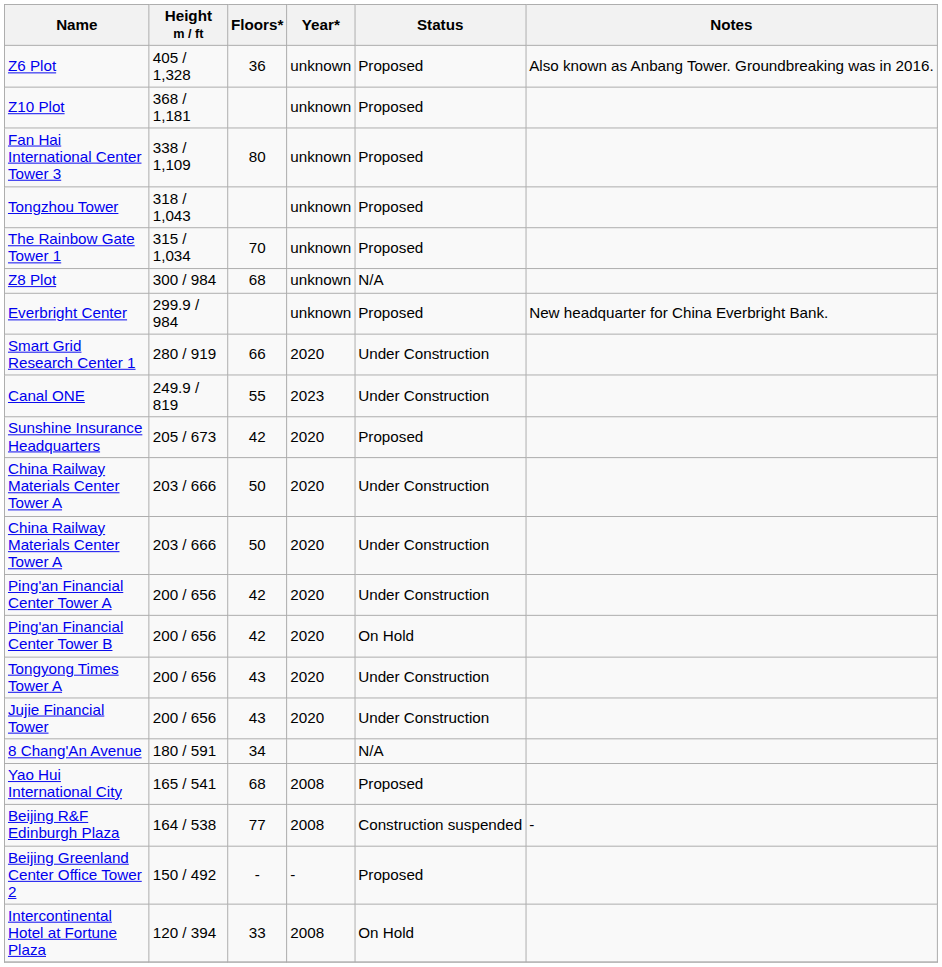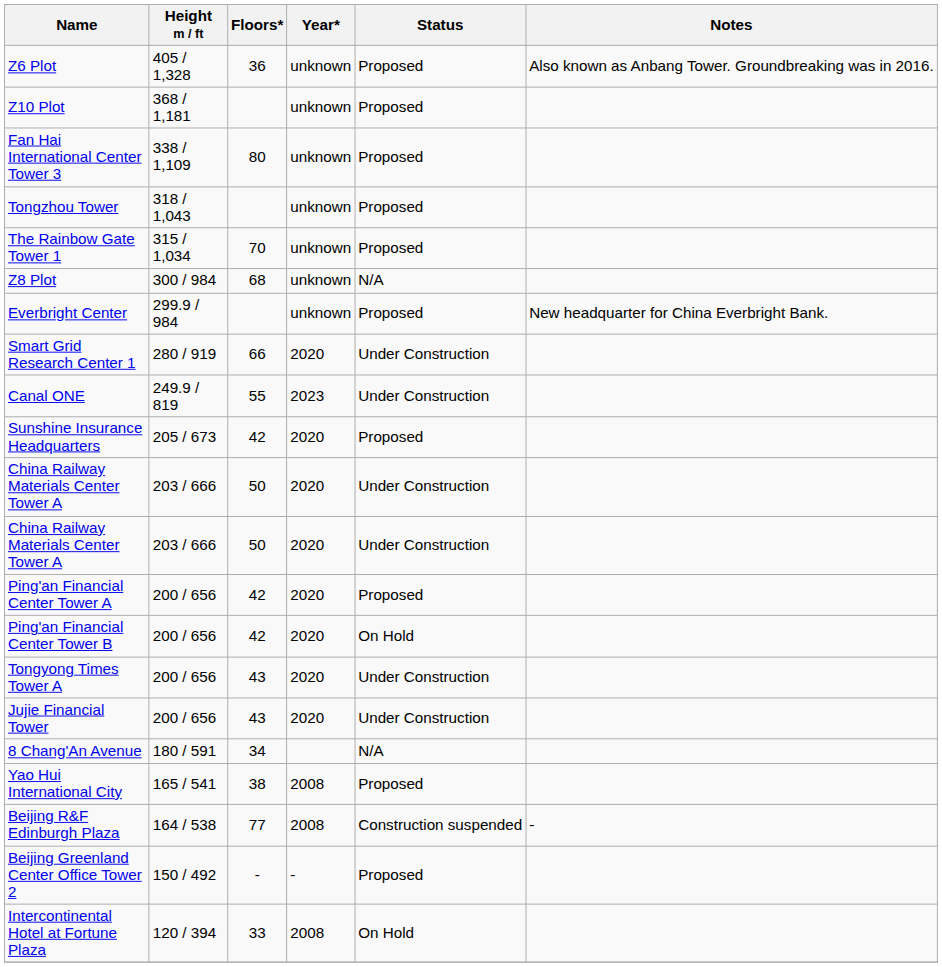(424, 594) Under Construction -> (391, 594) Proposed
(257, 783) 68 -> (257, 783) 38
